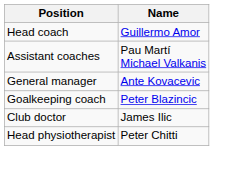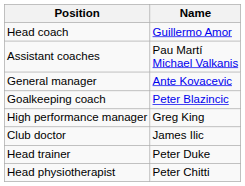+ row: (77, 117)
+ row: (39, 154)
